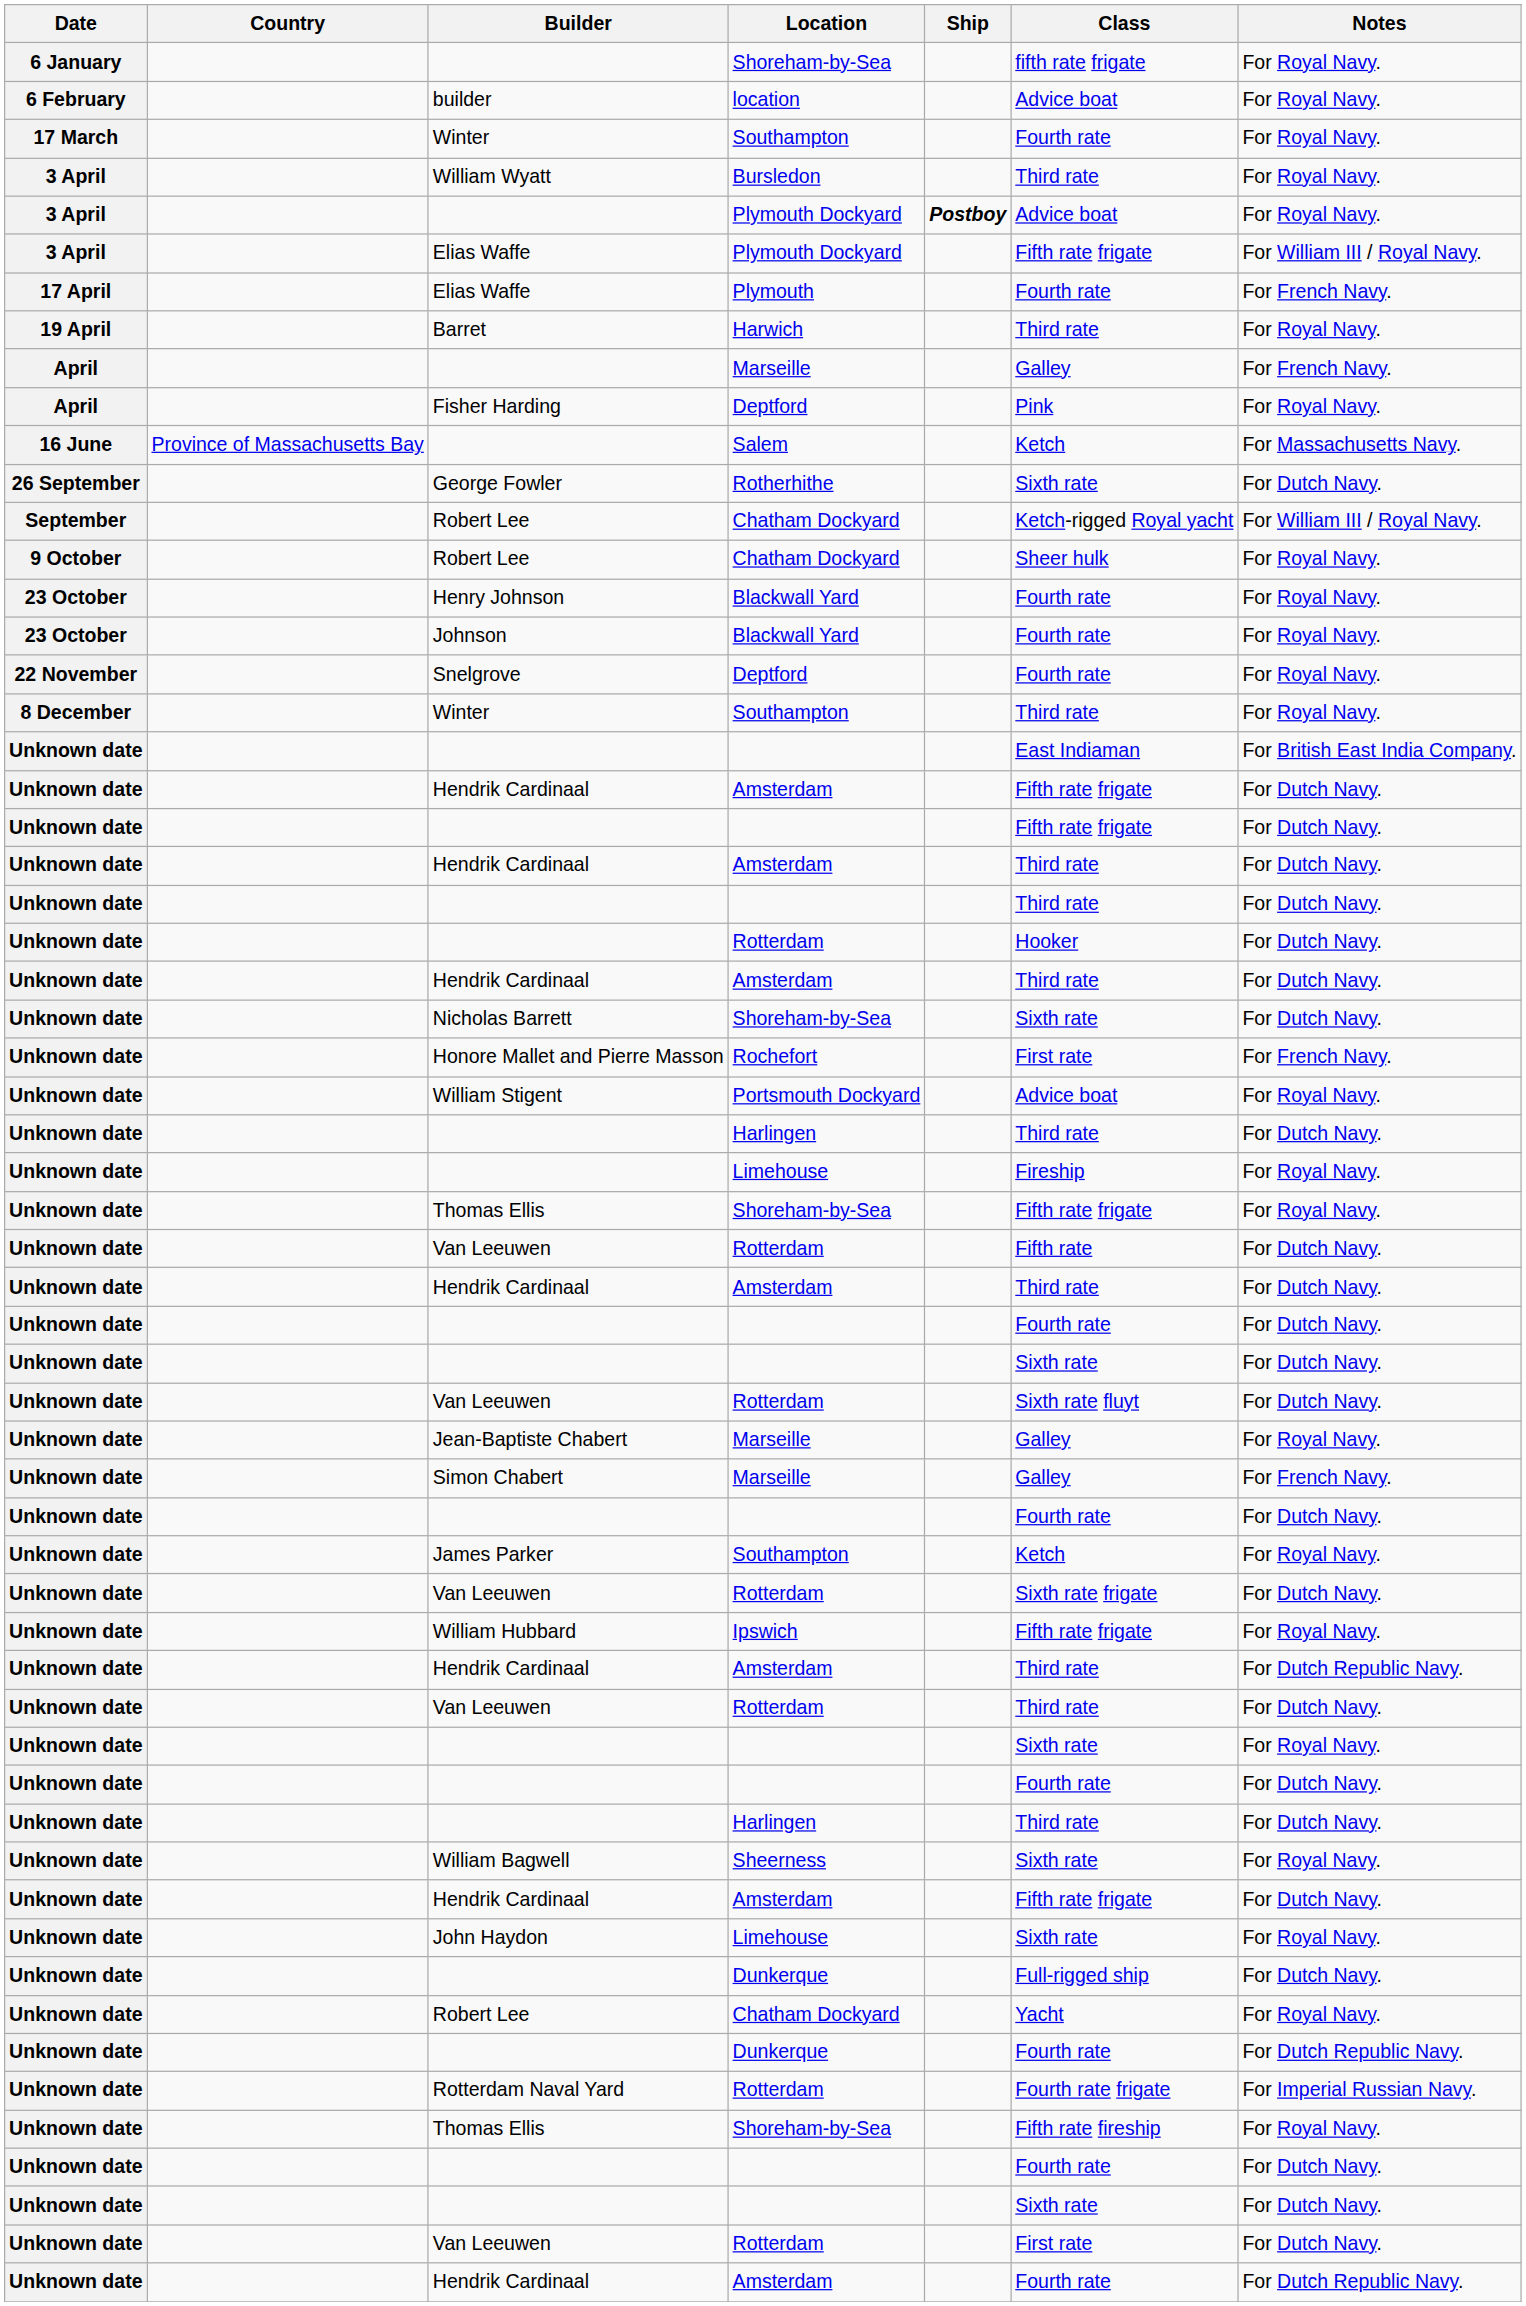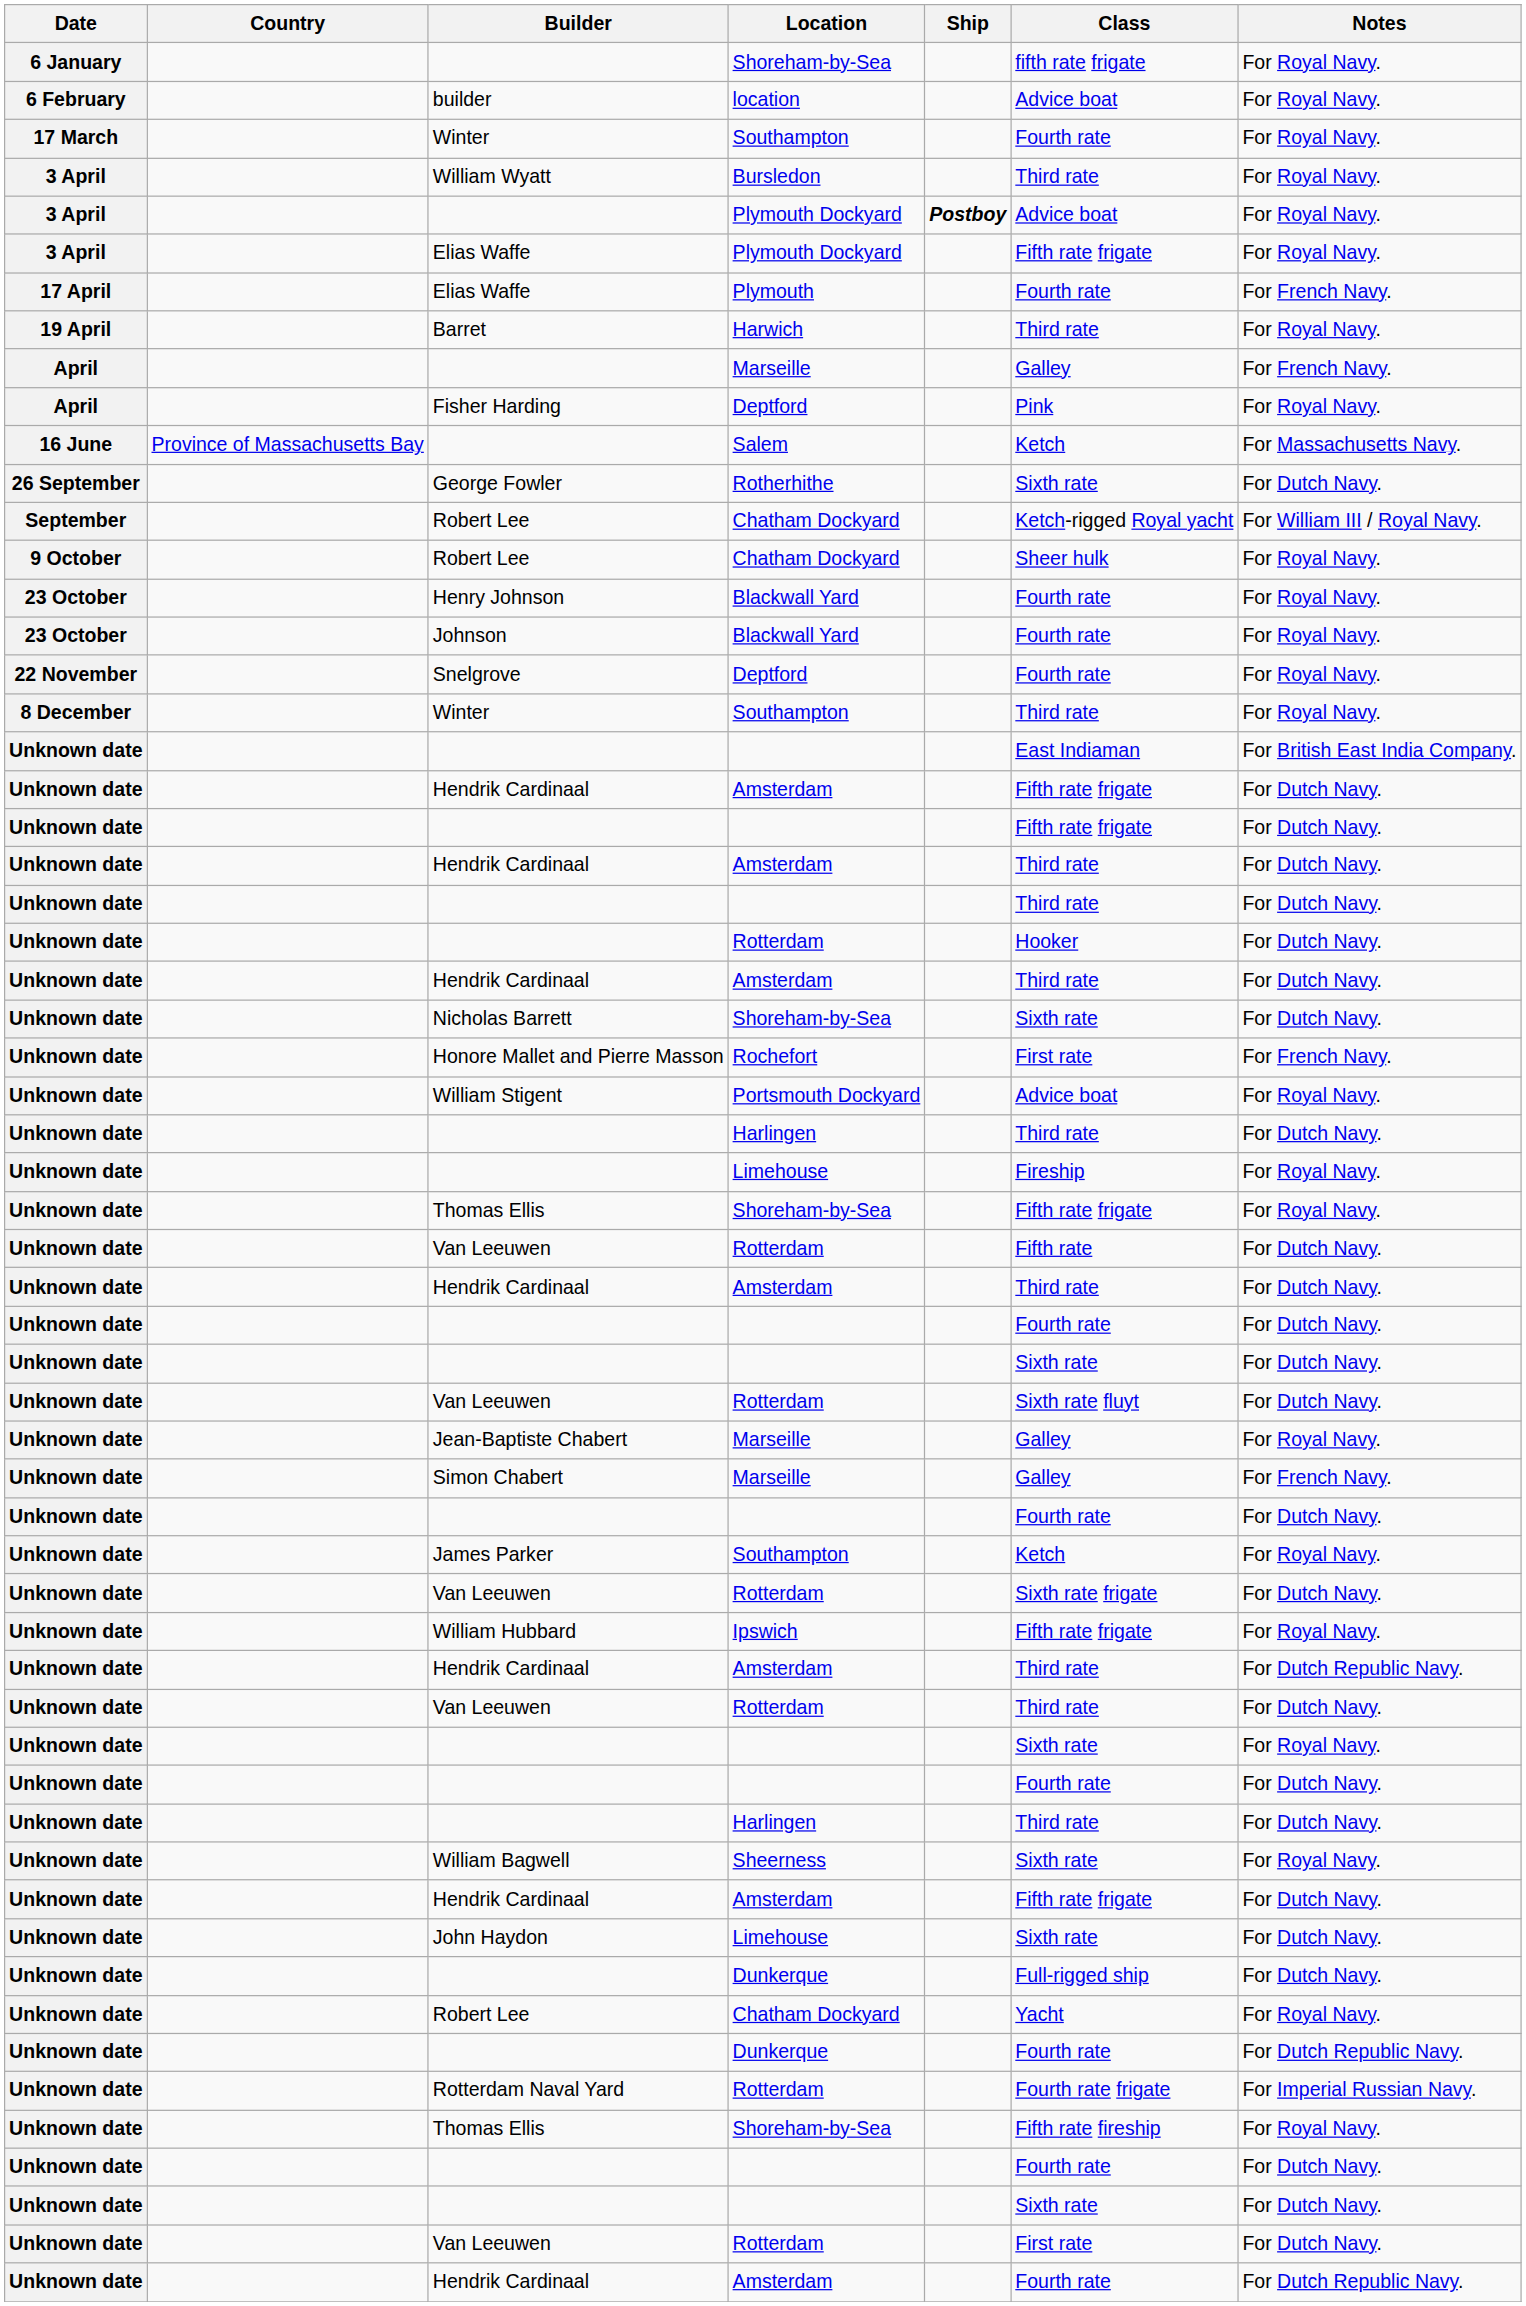(1362, 253) For William III / Royal Navy. -> (1312, 253) For Royal Navy.
(1312, 1937) For Royal Navy. -> (1312, 1937) For Dutch Navy.
